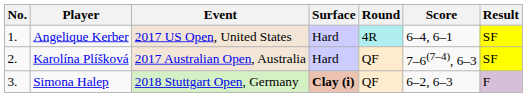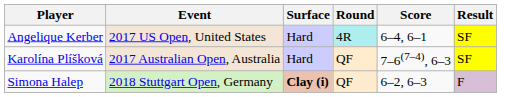- column: (17, 15)
